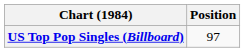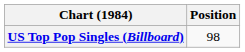(213, 36) 97 -> (213, 36) 98
